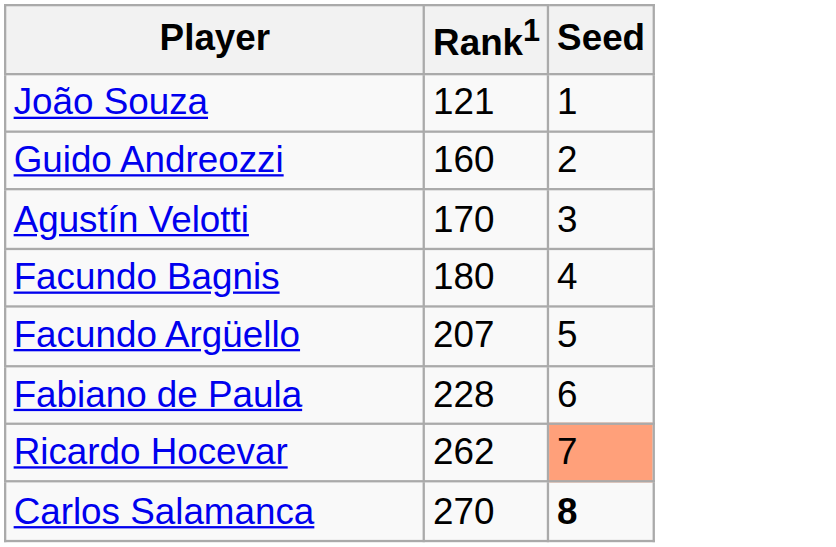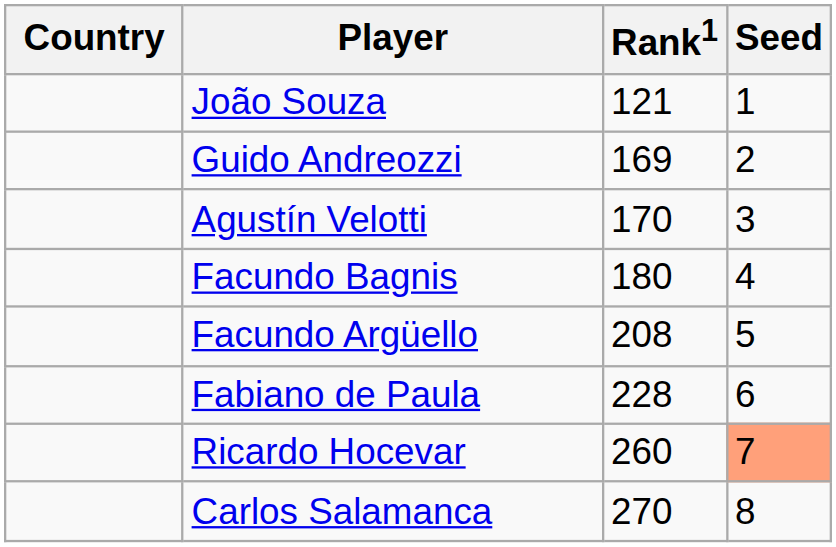+ column: (94, 38)
(464, 160) 160 -> (642, 160) 169
(464, 335) 207 -> (642, 335) 208
(464, 452) 262 -> (642, 452) 260
(567, 510) bold -> (745, 510) normal
